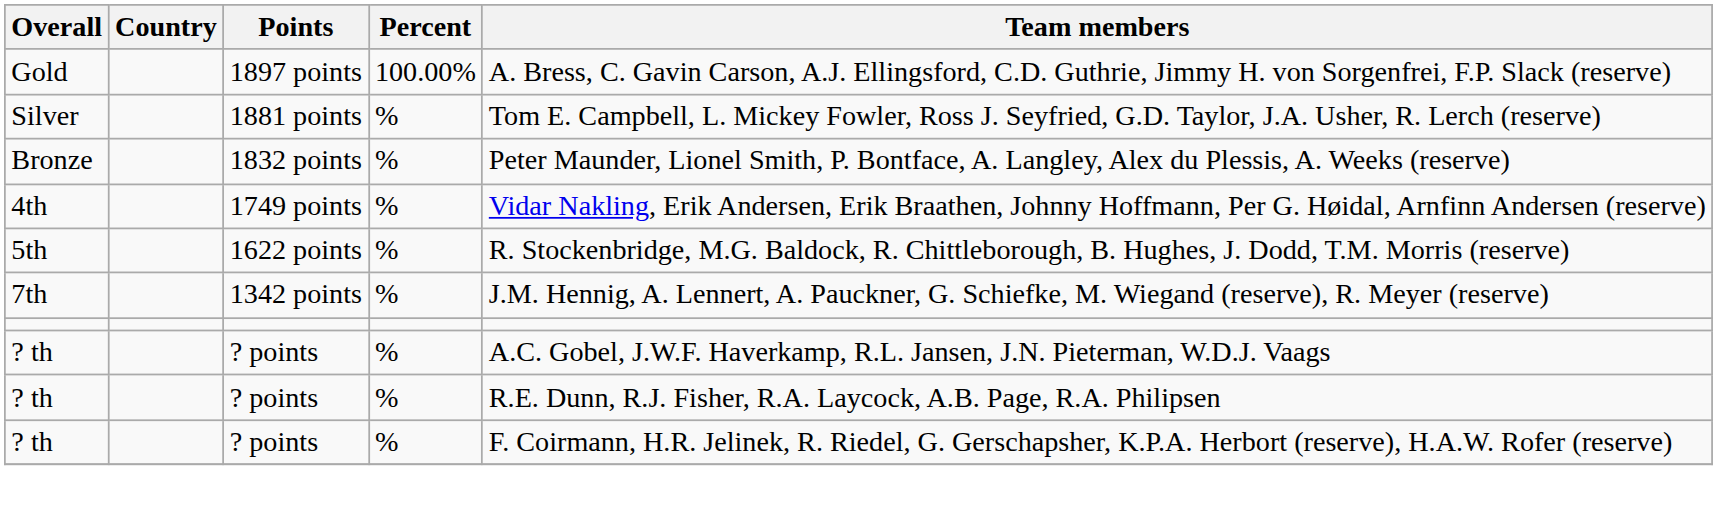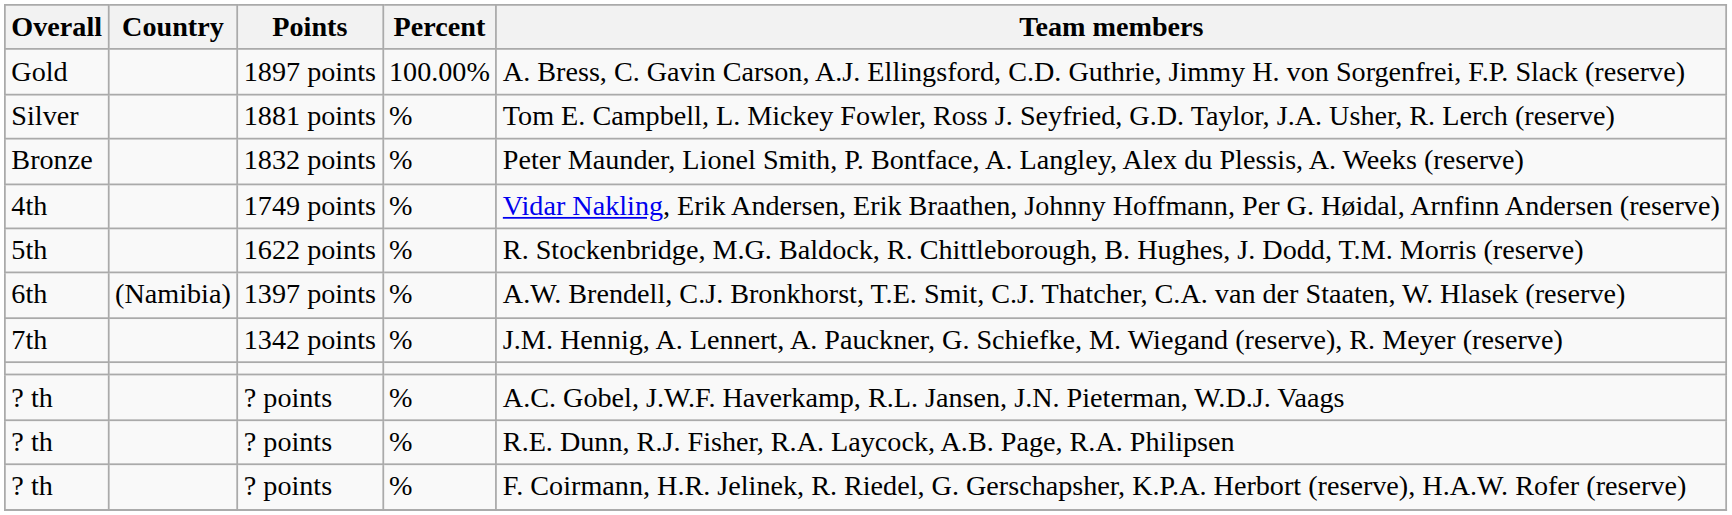+ row: (29, 294)
